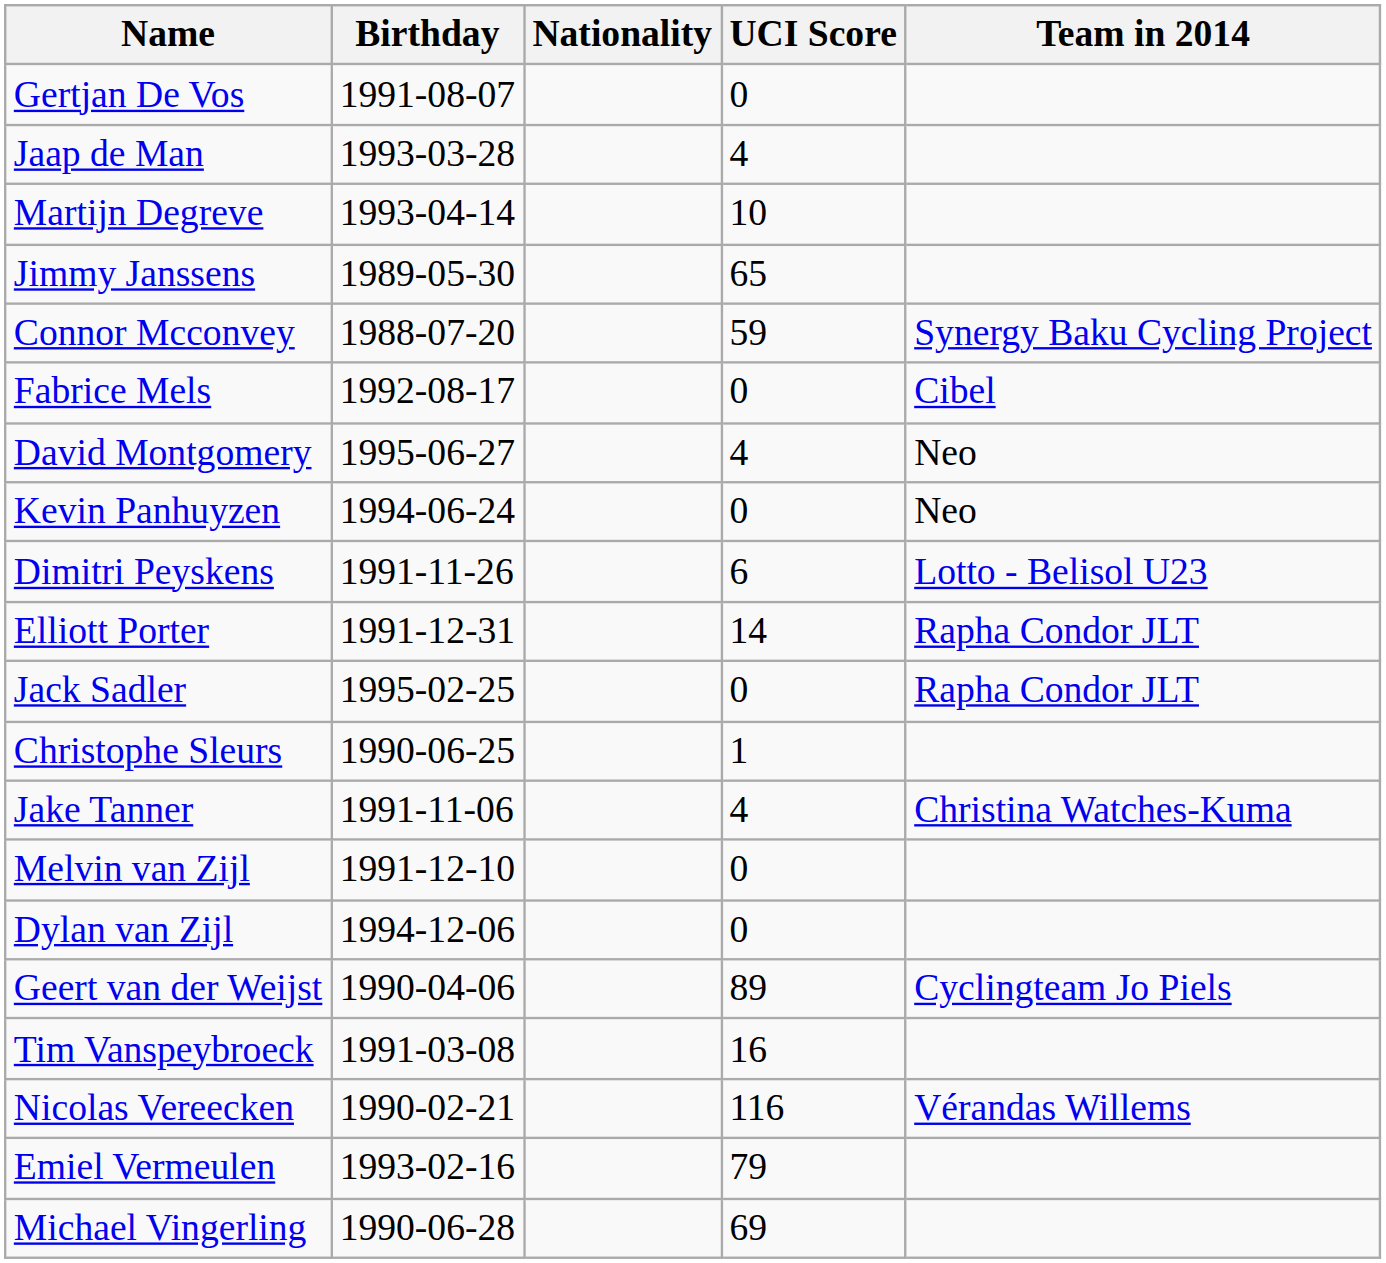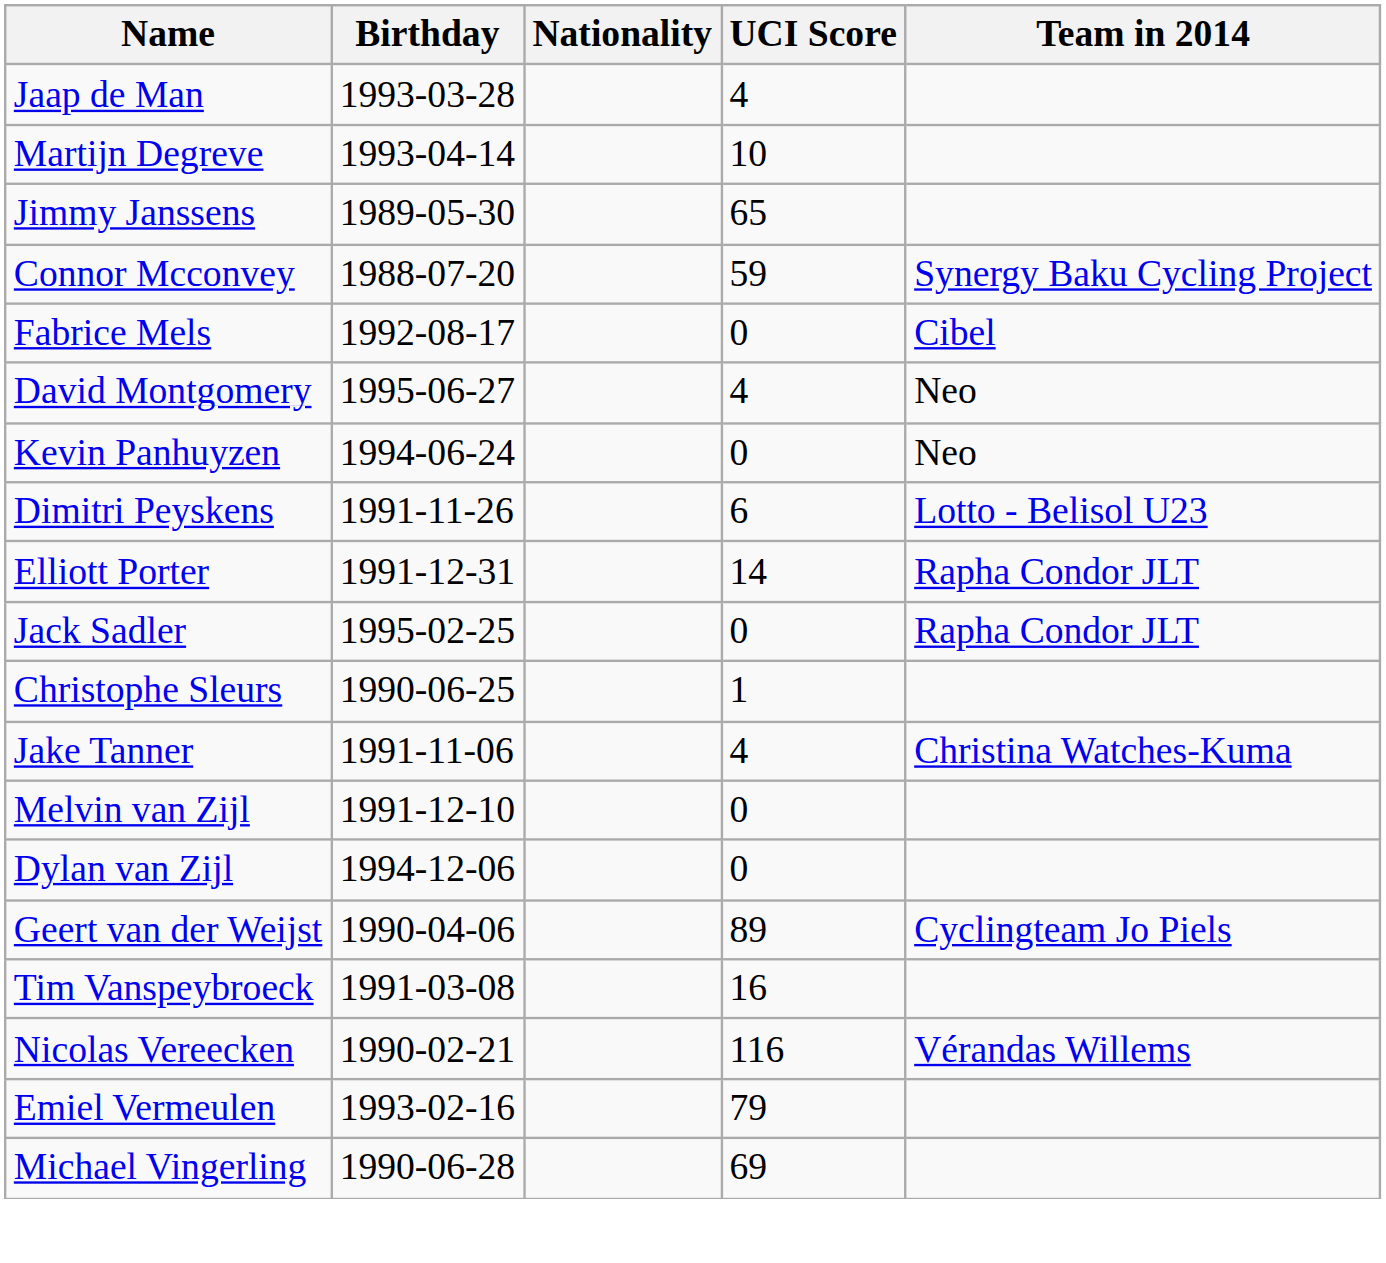- row: (129, 93)
